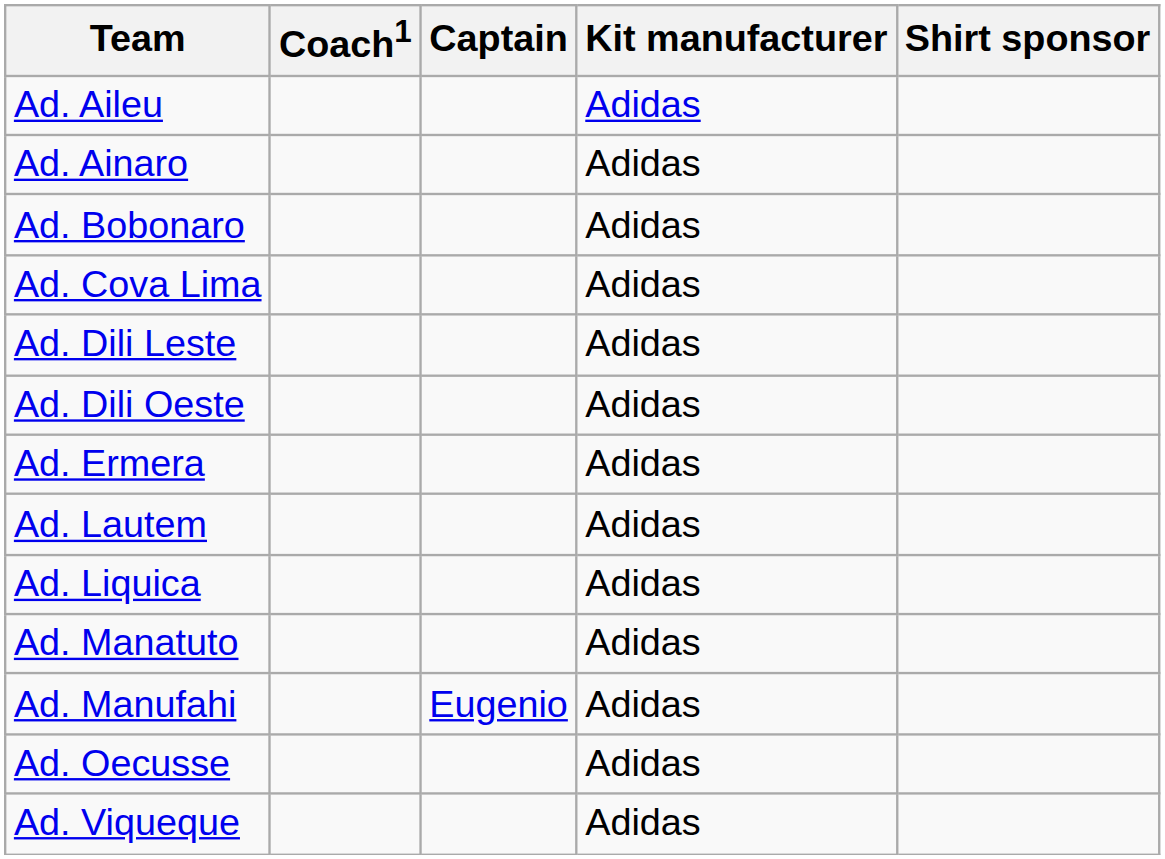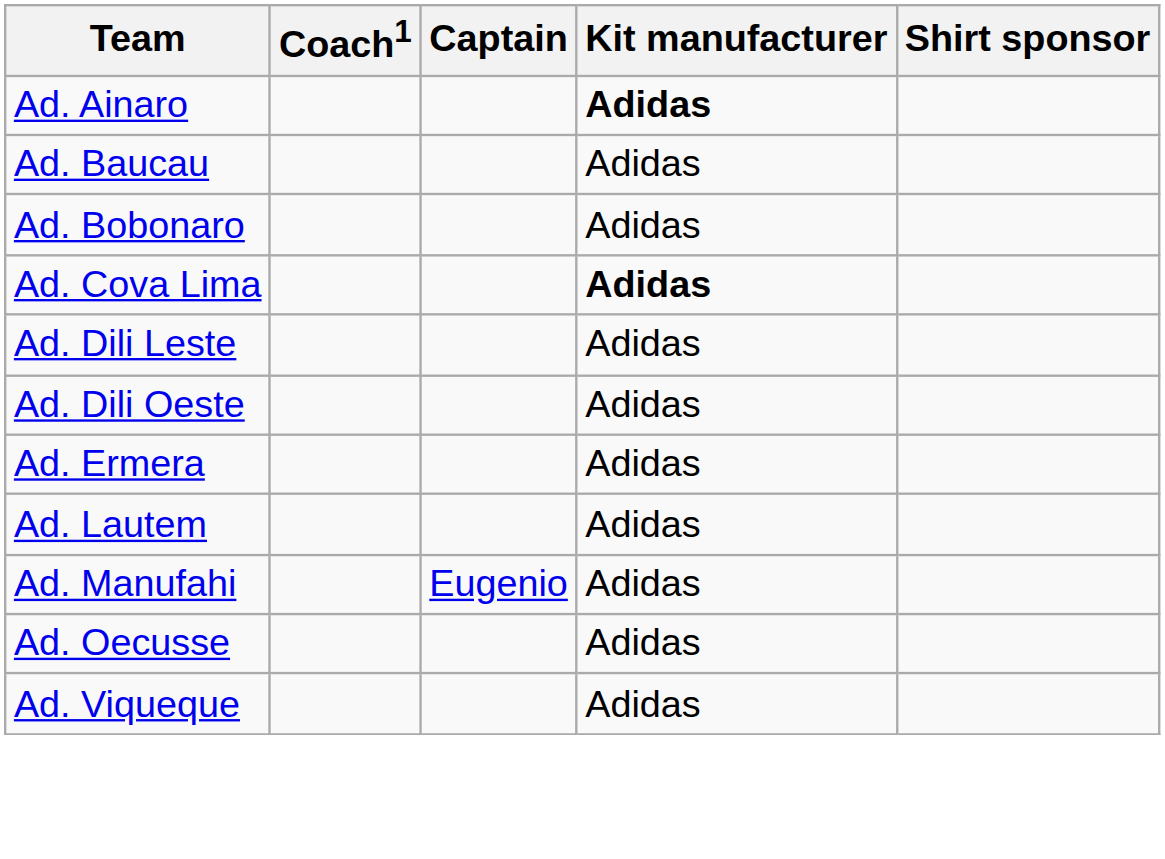- row: (88, 104)
(643, 164) normal -> (648, 104) bold
+ row: (112, 164)
(643, 284) normal -> (648, 284) bold
- row: (107, 583)
- row: (126, 643)
